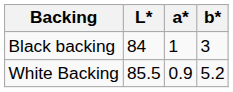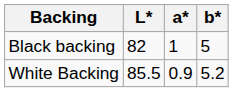(137, 45) 84 -> (137, 45) 82
(205, 45) 3 -> (205, 45) 5
